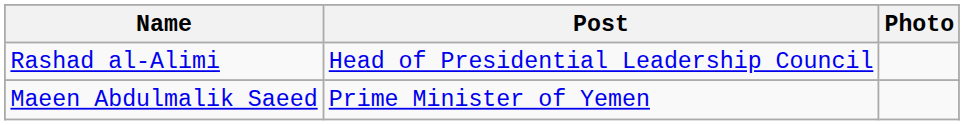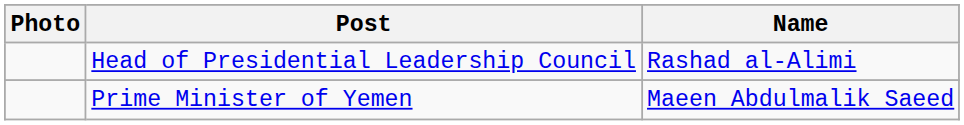columns swapped: (919, 24) <-> (164, 24)
